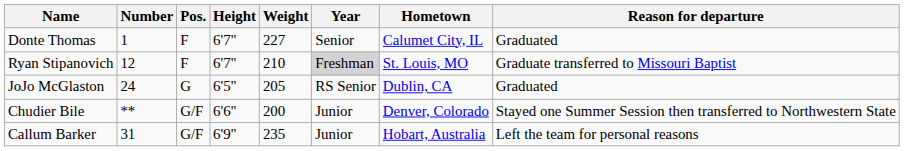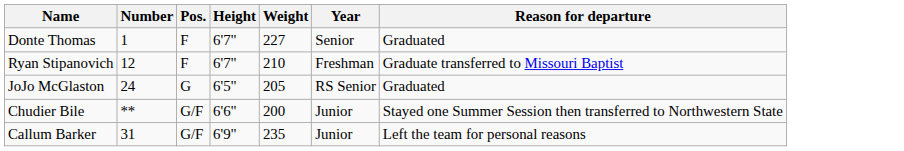- column: (436, 16)
(345, 63) lightgrey background -> (345, 63) no background
